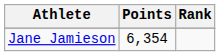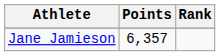(147, 39) 6,354 -> (147, 39) 6,357
